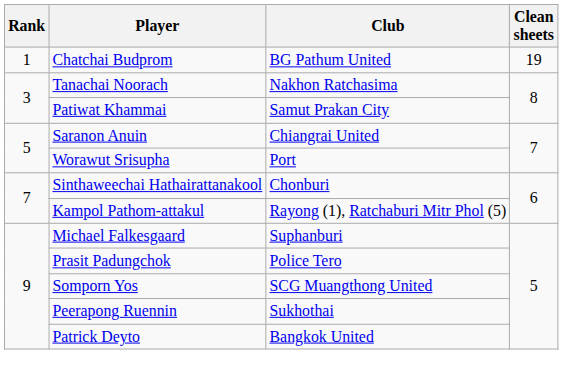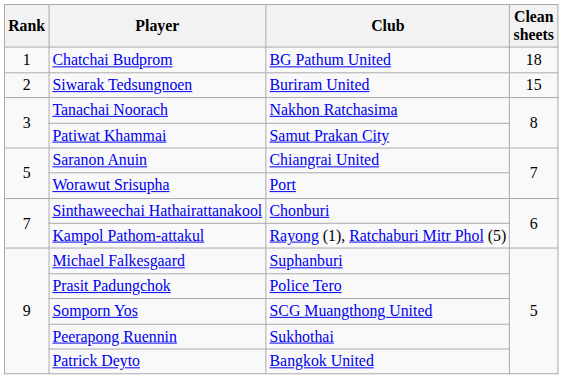(534, 60) 19 -> (534, 60) 18
+ row: (122, 85)
